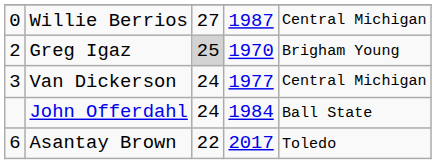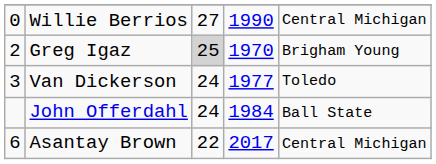(251, 20) 1987 -> (251, 20) 1990
(354, 82) Central Michigan -> (309, 82) Toledo
(309, 143) Toledo -> (354, 143) Central Michigan
